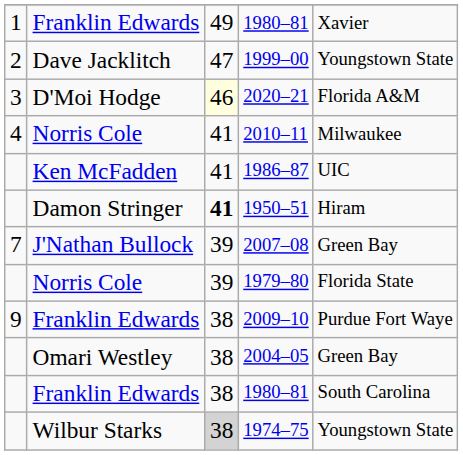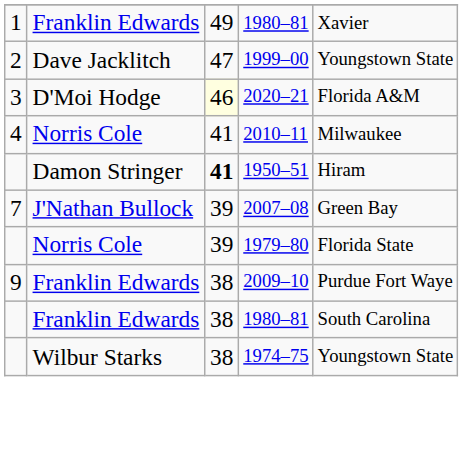- row: (16, 171)
- row: (16, 357)
(222, 430) lightgrey background -> (222, 356) no background
